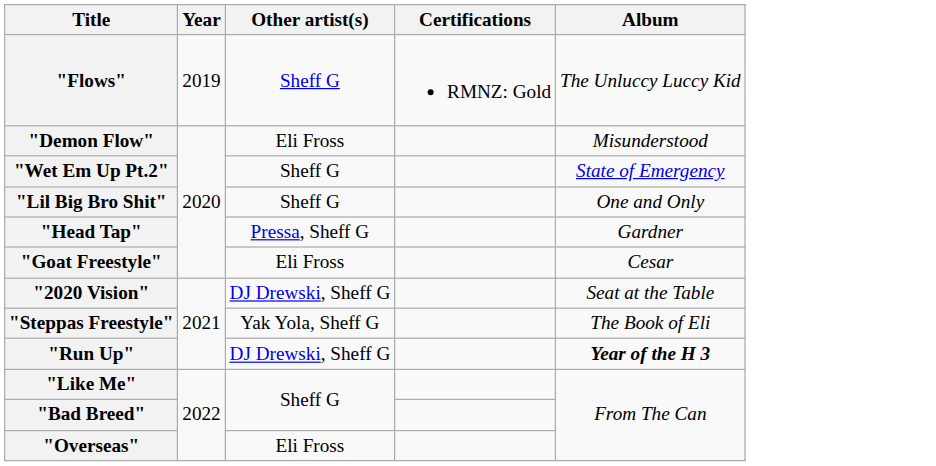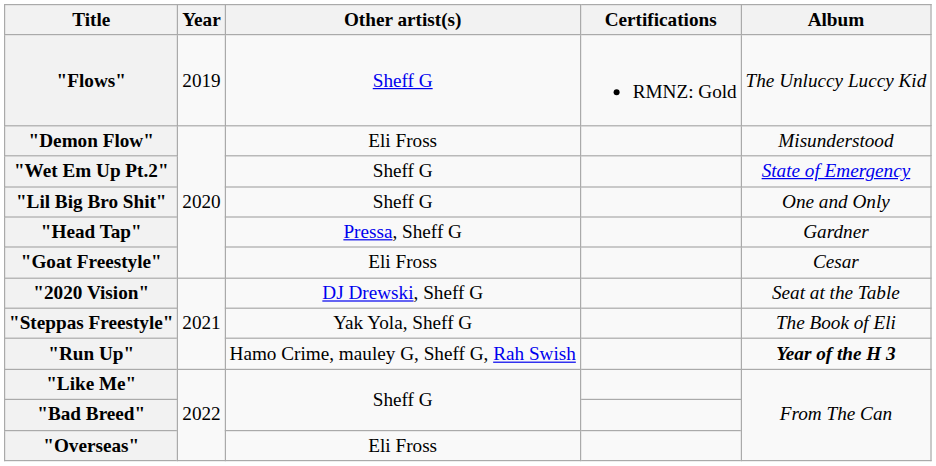(310, 353) DJ Drewski, Sheff G -> (403, 353) Hamo Crime, mauley G, Sheff G, Rah Swish
